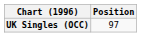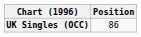(114, 25) 97 -> (114, 25) 86
